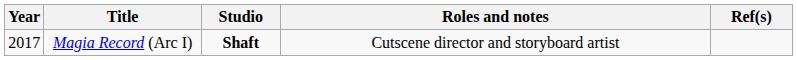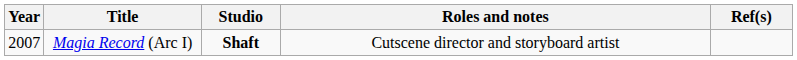(24, 42) 2017 -> (24, 42) 2007
